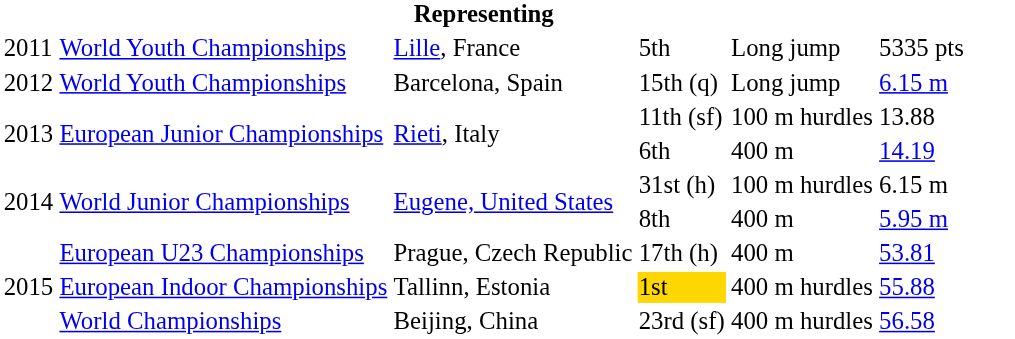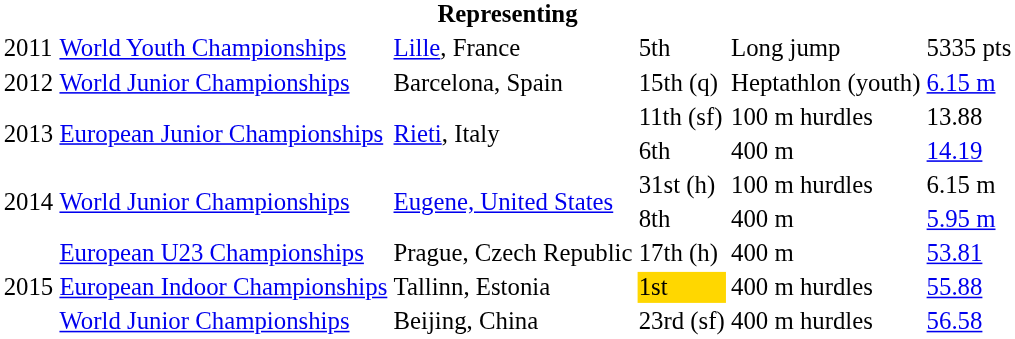(203, 82) World Youth Championships -> (204, 82) World Junior Championships
(786, 82) Long jump -> (826, 82) Heptathlon (youth)
(170, 321) World Championships -> (204, 321) World Junior Championships
